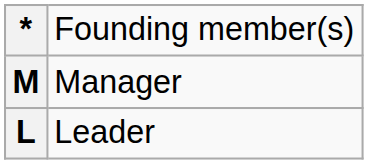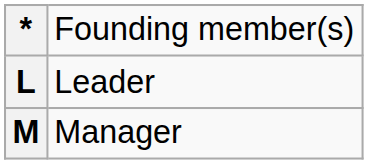rows swapped: (26, 132) <-> (26, 81)
